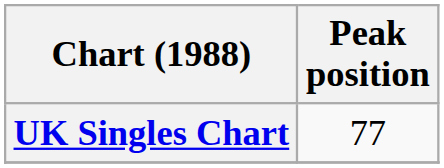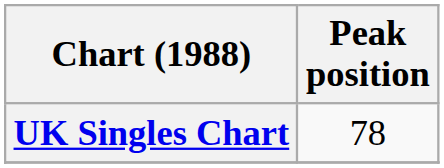(368, 132) 77 -> (368, 132) 78
